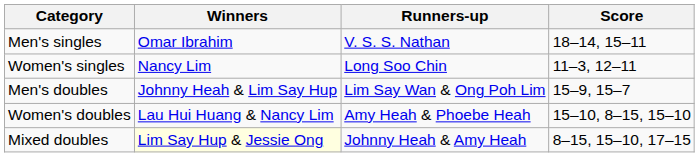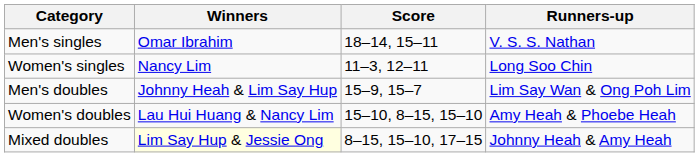columns swapped: (445, 16) <-> (622, 16)
